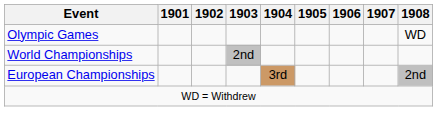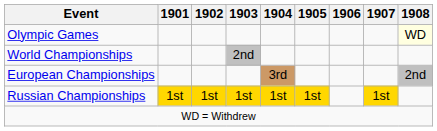(415, 34) no background -> (415, 34) lightyellow background
+ row: (76, 95)
